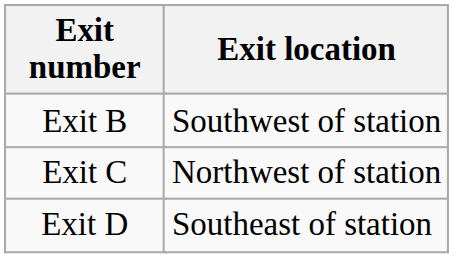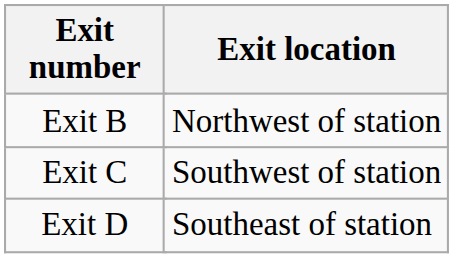(307, 119) Southwest of station -> (307, 119) Northwest of station
(307, 172) Northwest of station -> (307, 172) Southwest of station
